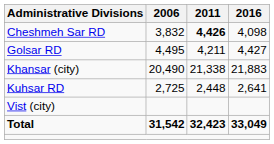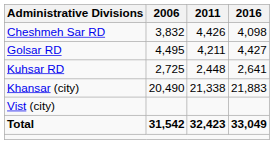(211, 32) bold -> (211, 32) normal
rows swapped: (36, 87) <-> (43, 69)
